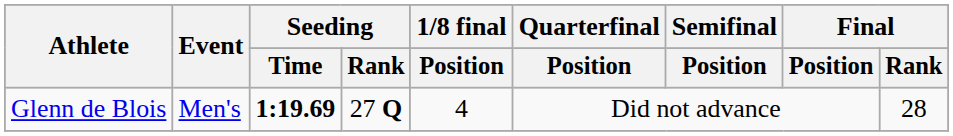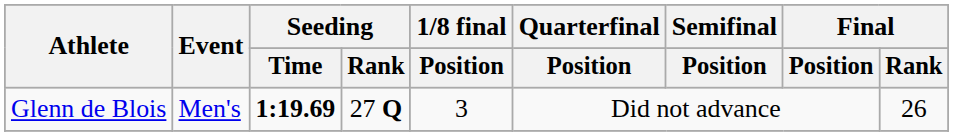(462, 109) 4 -> (462, 109) 3
(914, 109) 28 -> (914, 109) 26
